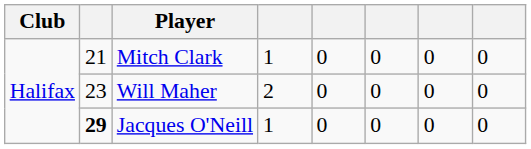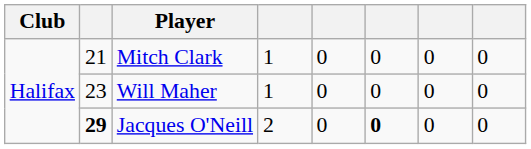(268, 90) 2 -> (268, 90) 1
(268, 125) 1 -> (268, 125) 2
(376, 125) normal -> (376, 125) bold
